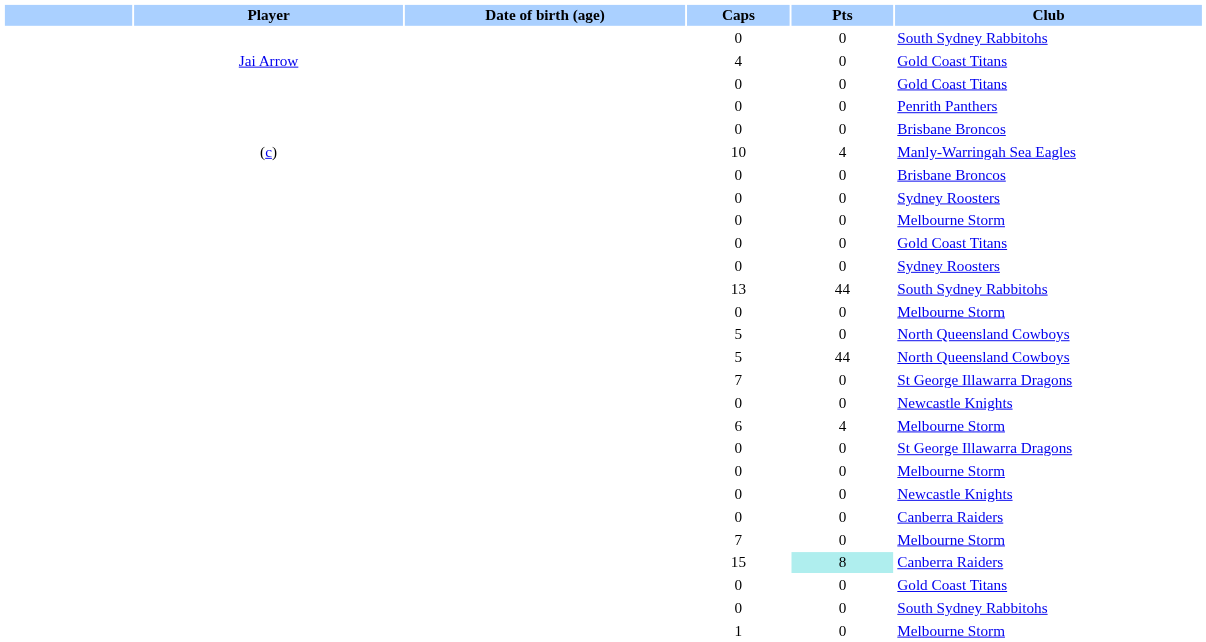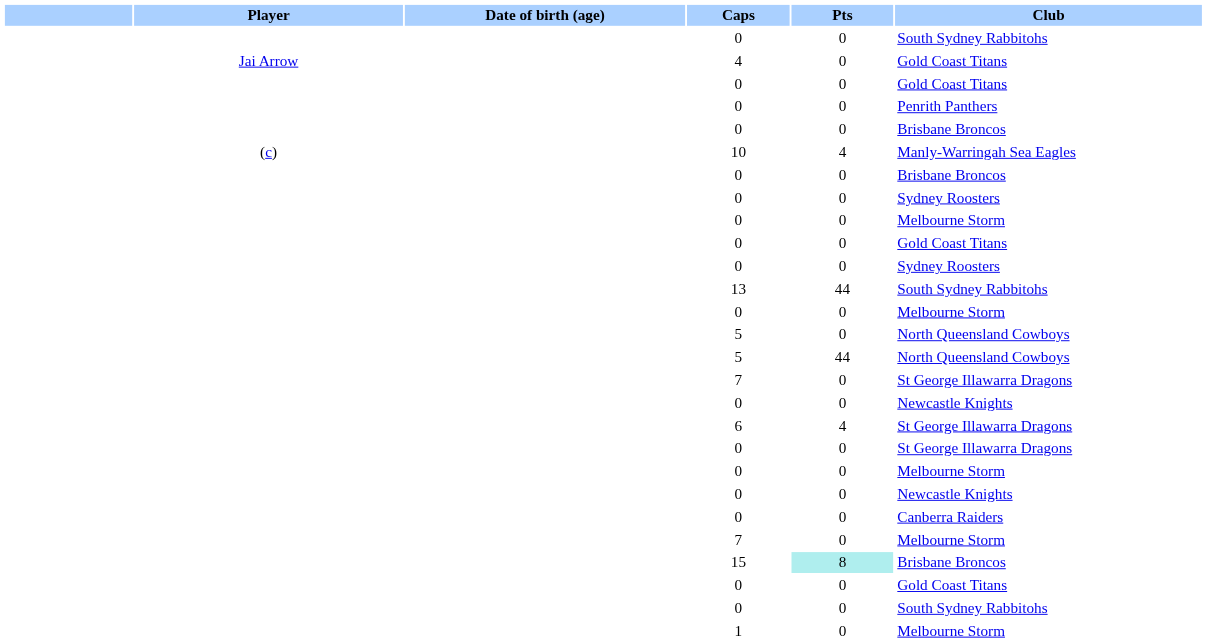(951, 425) Melbourne Storm -> (985, 425) St George Illawarra Dragons
(950, 562) Canberra Raiders -> (952, 562) Brisbane Broncos
